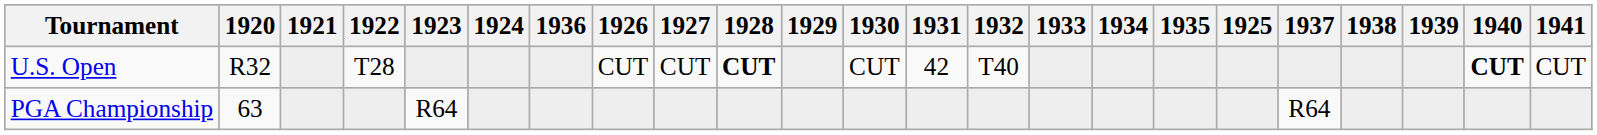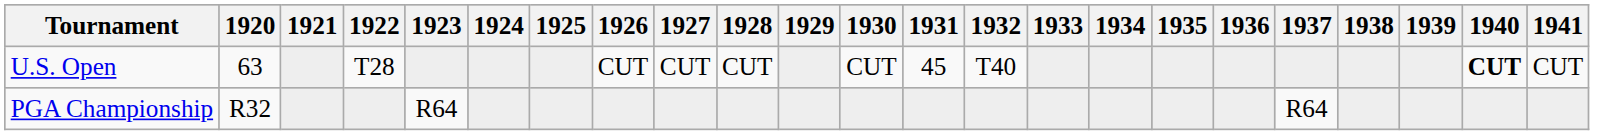columns swapped: (1247, 25) <-> (561, 25)
(250, 67) R32 -> (250, 67) 63
(749, 67) bold -> (747, 67) normal
(936, 67) 42 -> (934, 67) 45
(250, 108) 63 -> (250, 108) R32
